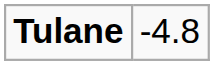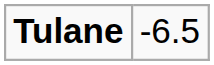(170, 31) -4.8 -> (170, 31) -6.5
